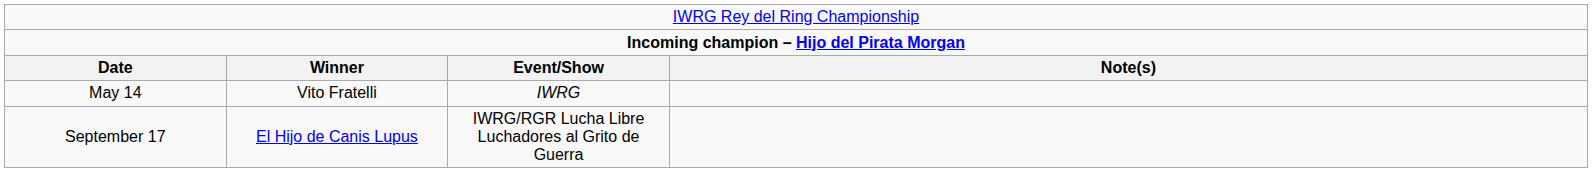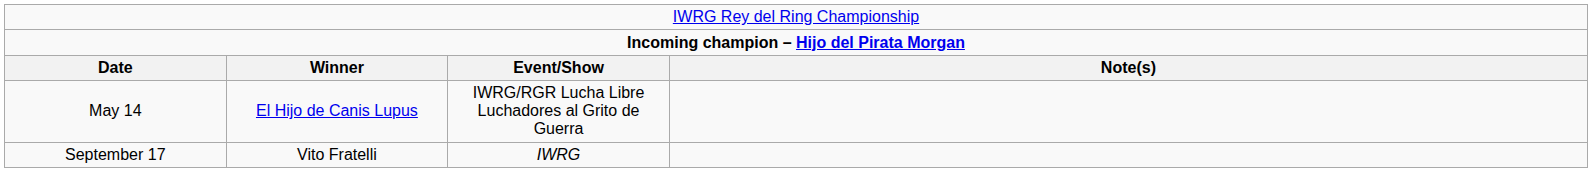(337, 93) Vito Fratelli -> (337, 111) El Hijo de Canis Lupus
(559, 93) IWRG -> (559, 111) IWRG/RGR Lucha Libre Luchadores al Grito de Guerra
(337, 136) El Hijo de Canis Lupus -> (337, 154) Vito Fratelli
(559, 136) IWRG/RGR Lucha Libre Luchadores al Grito de Guerra -> (559, 154) IWRG
